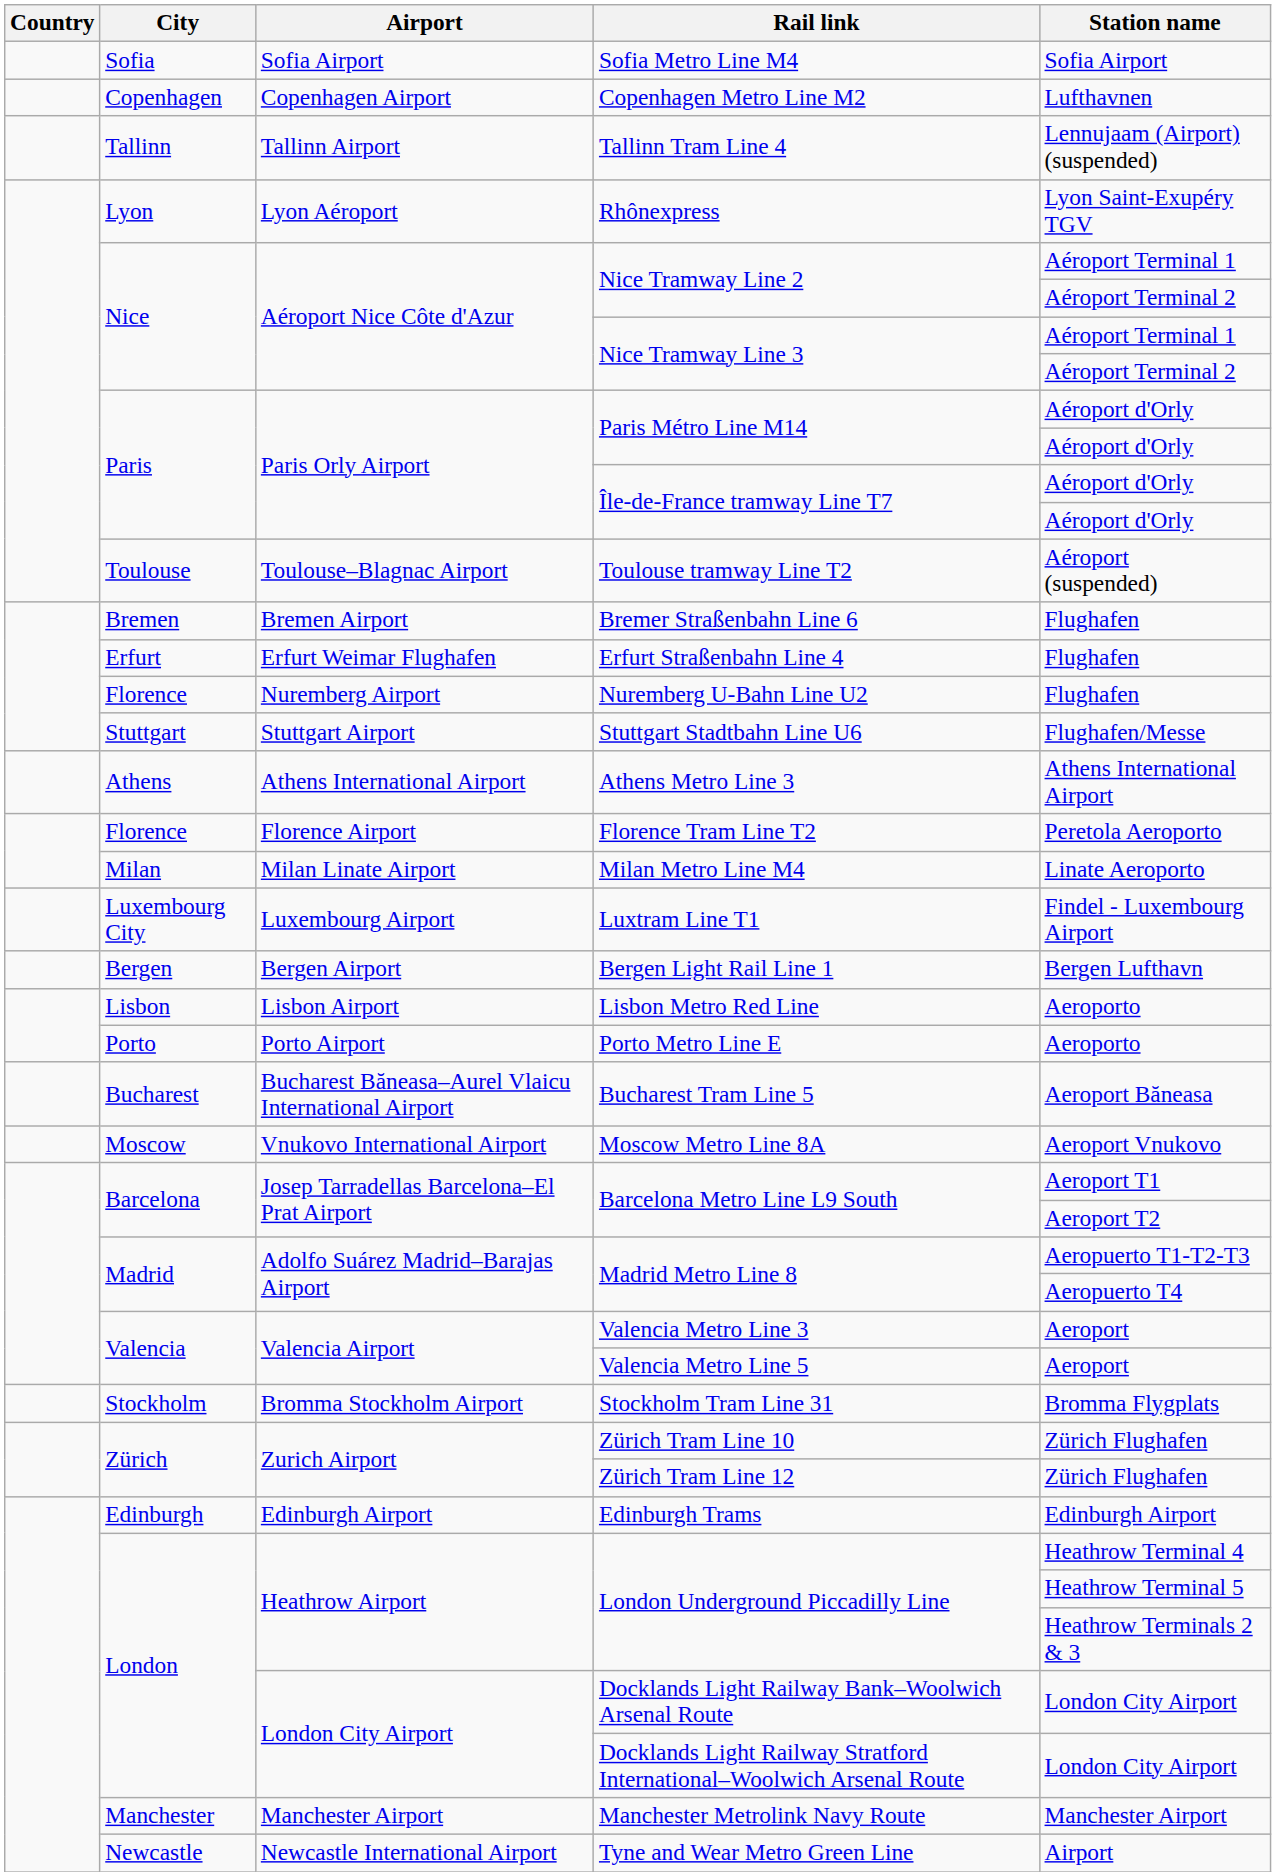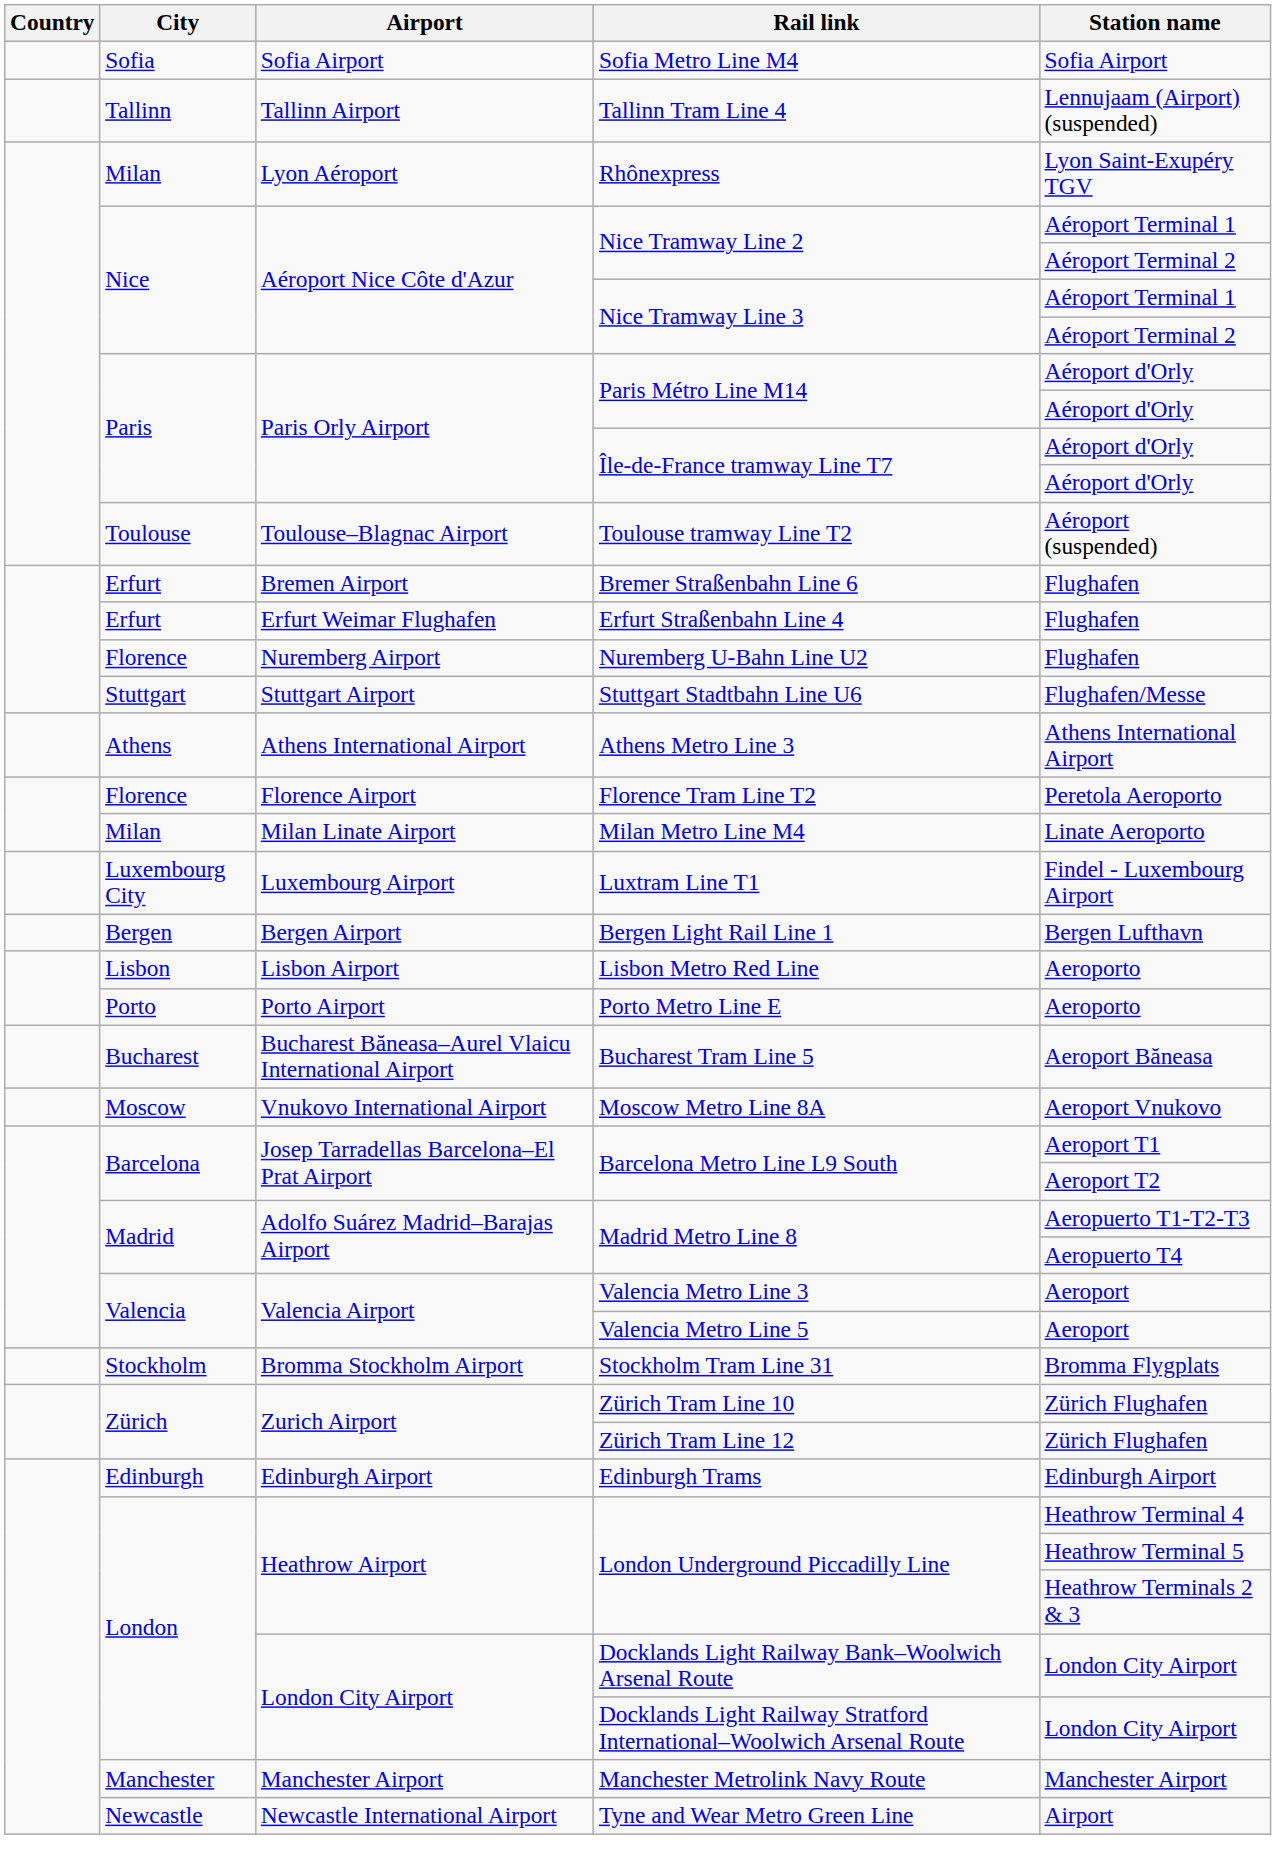- row: (356, 97)
(129, 210) Lyon -> (133, 173) Milan
(142, 620) Bremen -> (133, 583) Erfurt
